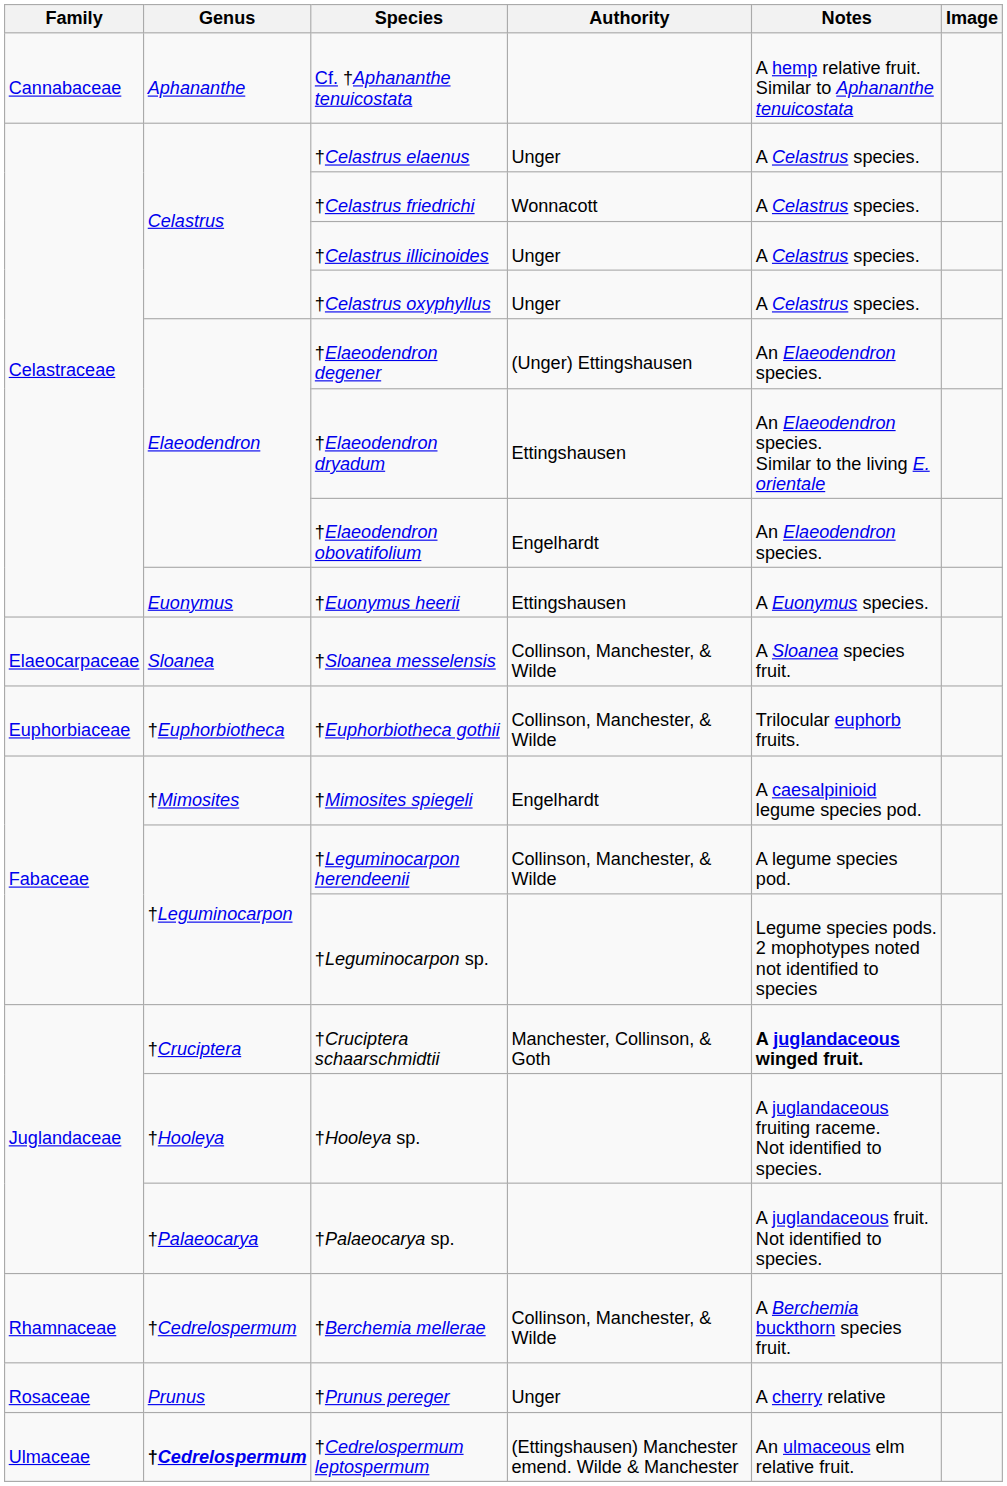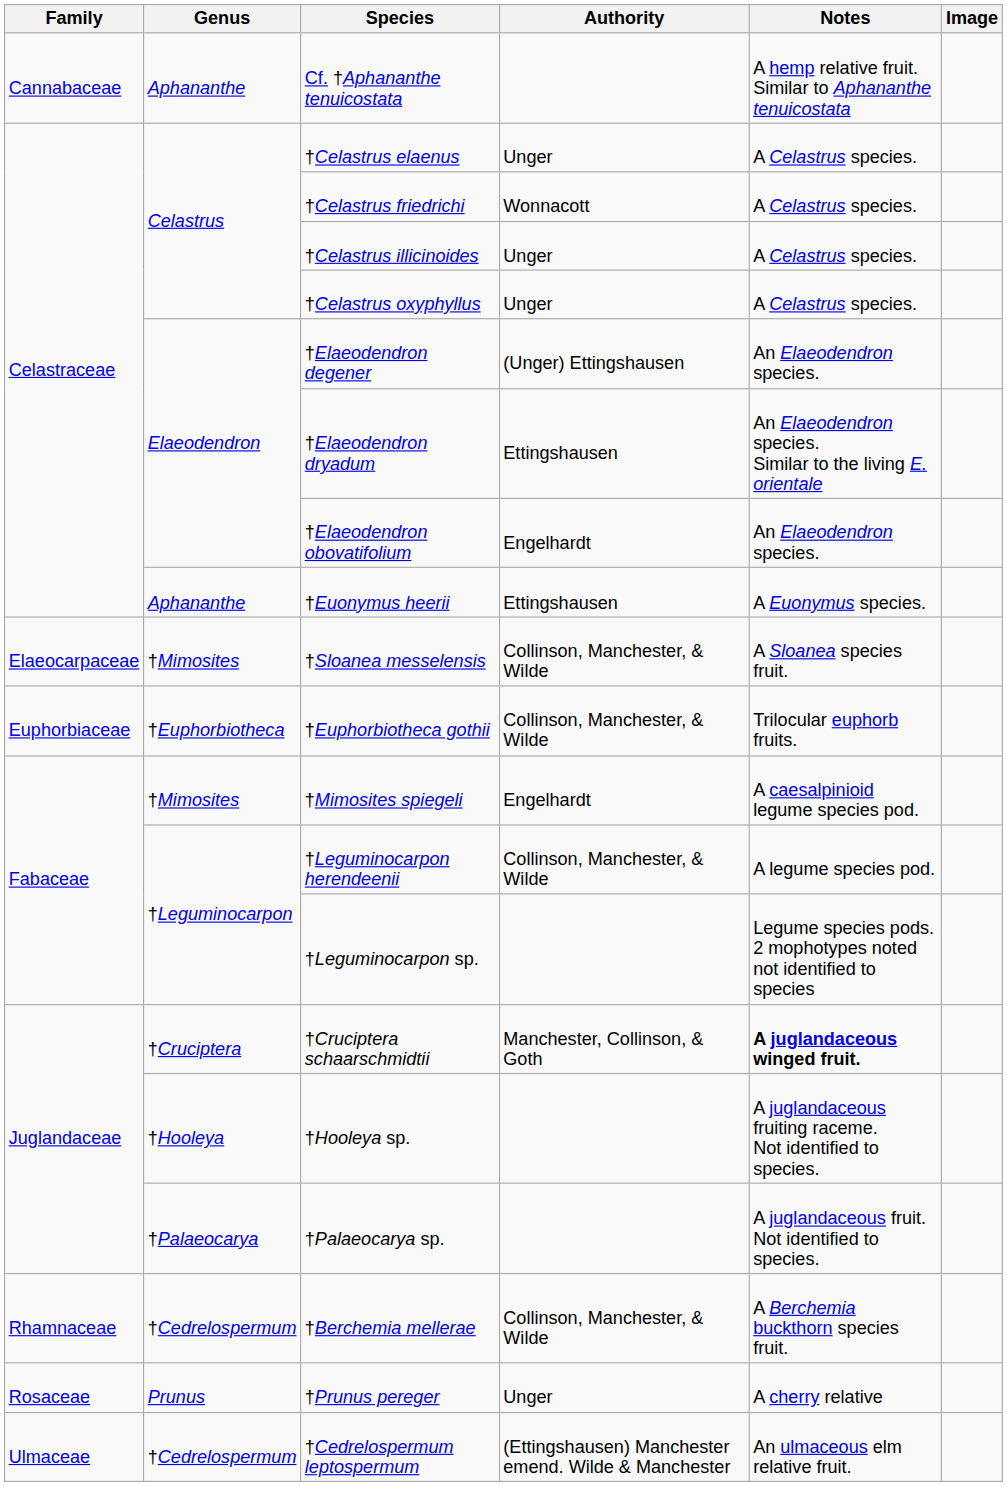(190, 602) Euonymus -> (197, 602) Aphananthe
(181, 661) Sloanea -> (193, 661) †Mimosites
(227, 1456) bold -> (222, 1456) normal
